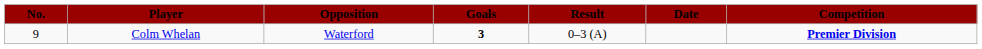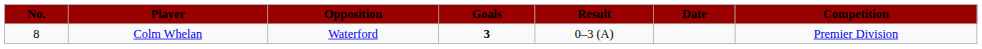(36, 33) 9 -> (36, 33) 8
(852, 33) bold -> (856, 33) normal
